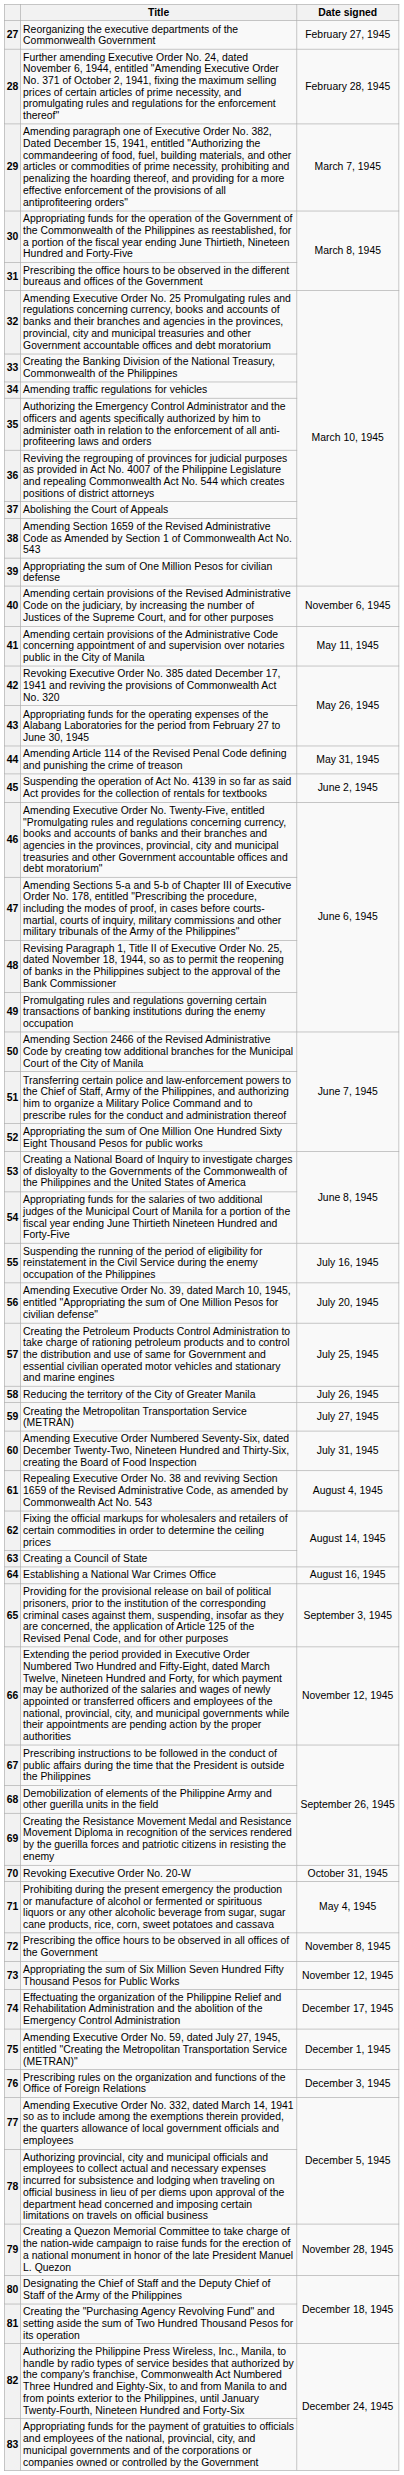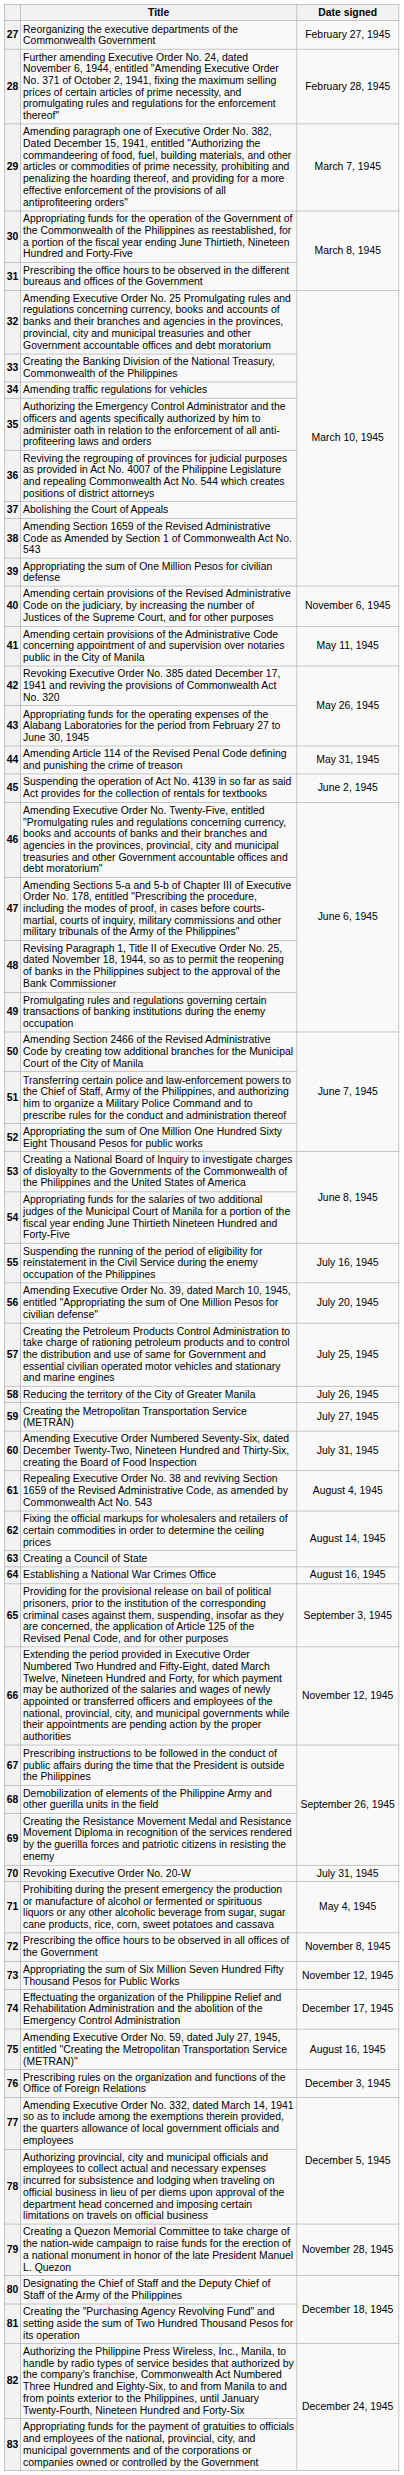(348, 1873) October 31, 1945 -> (348, 1873) July 31, 1945
(348, 2049) December 1, 1945 -> (348, 2049) August 16, 1945
